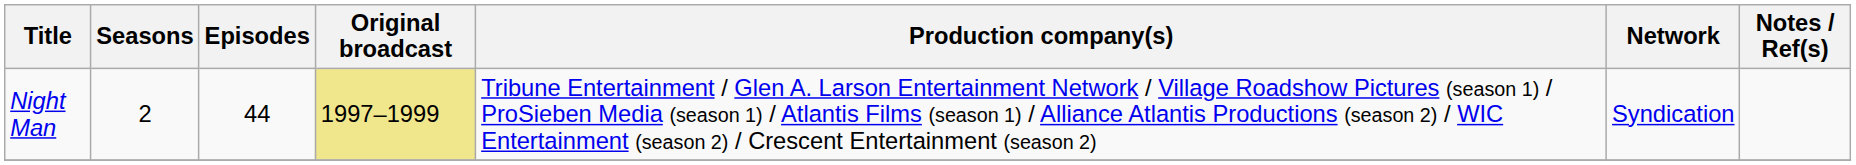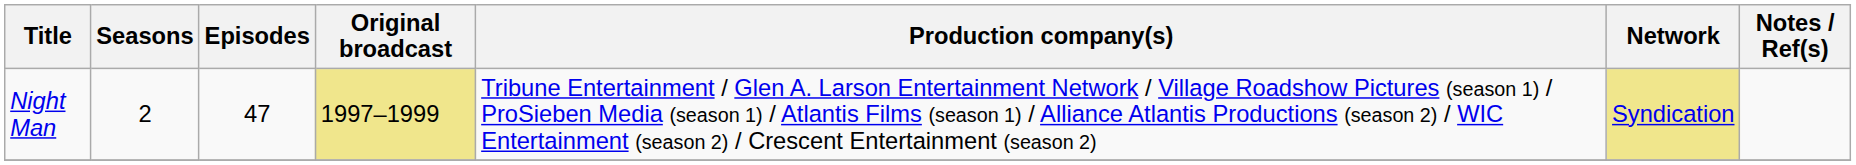(257, 114) 44 -> (257, 114) 47
(1673, 114) no background -> (1673, 114) khaki background
